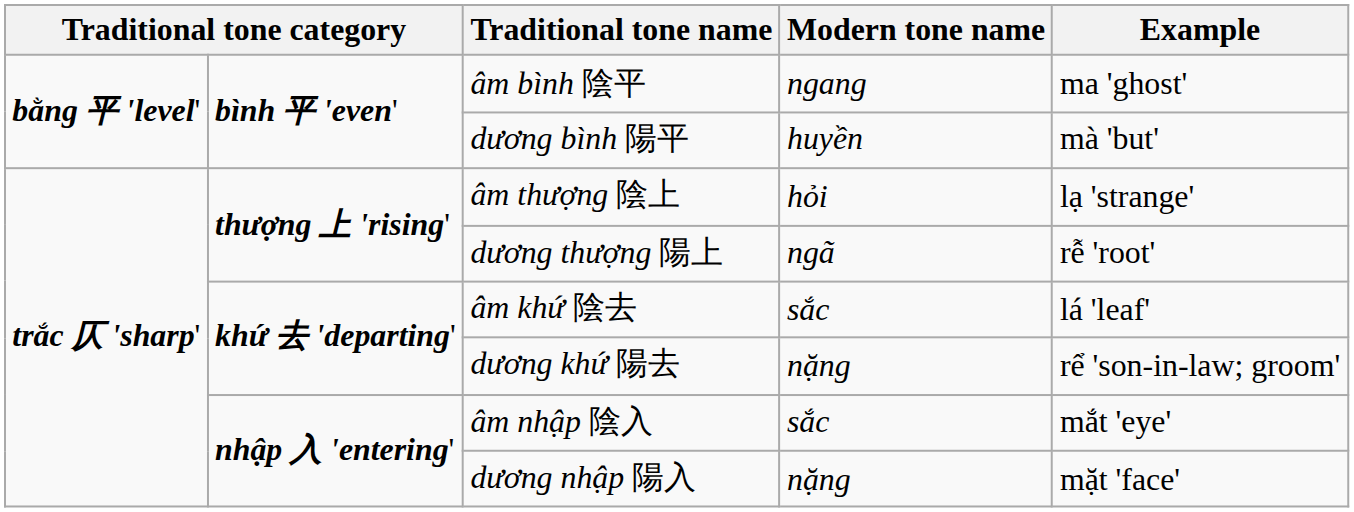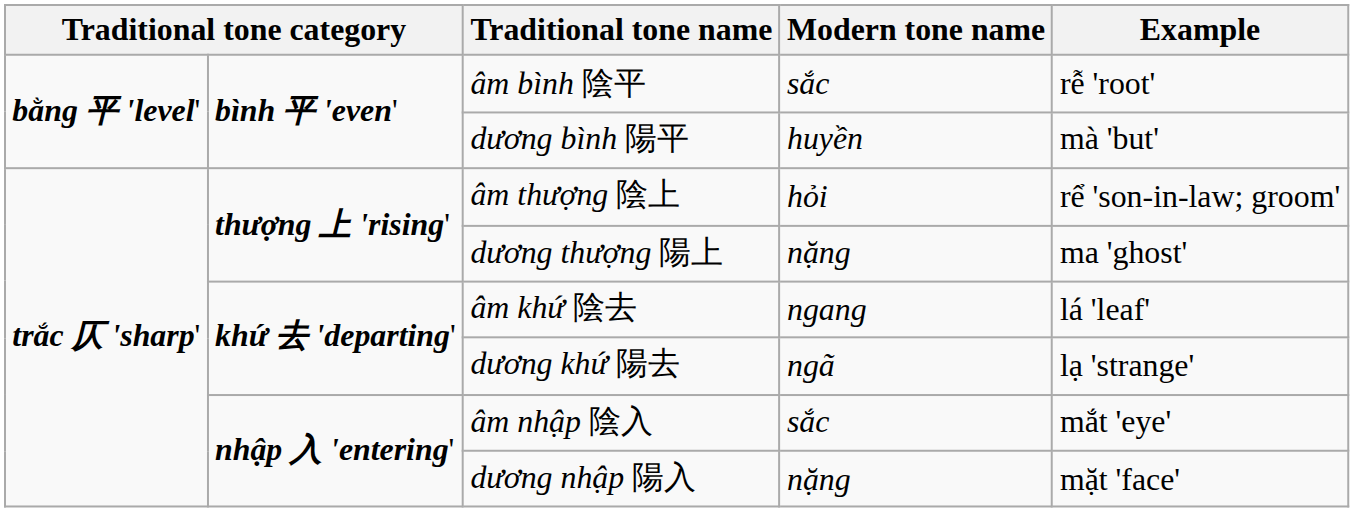(827, 83) ngang -> (808, 83) sắc
(1124, 83) ma 'ghost' -> (1108, 83) rễ 'root'
(1127, 196) lạ 'strange' -> (1200, 196) rể 'son-in-law; groom'
(811, 252) ngã -> (819, 252) nặng
(1108, 252) rễ 'root' -> (1124, 252) ma 'ghost'
(808, 309) sắc -> (827, 309) ngang
(819, 365) nặng -> (811, 365) ngã
(1200, 365) rể 'son-in-law; groom' -> (1127, 365) lạ 'strange'
